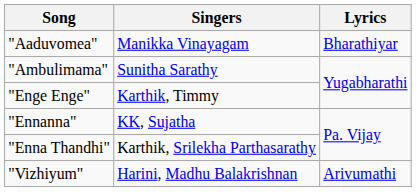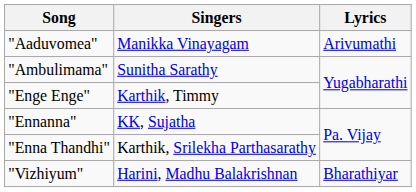(361, 43) Bharathiyar -> (360, 43) Arivumathi
(360, 174) Arivumathi -> (361, 174) Bharathiyar
